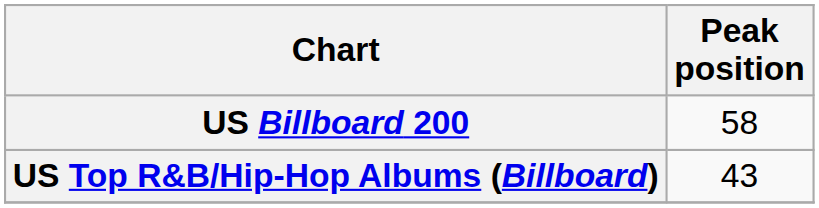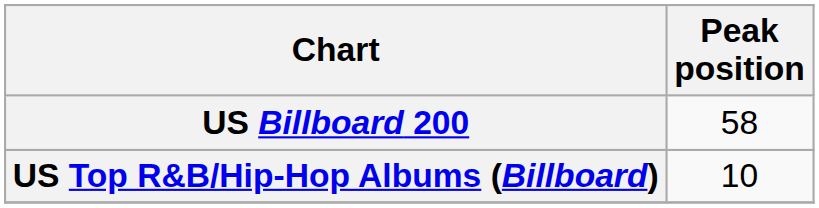(739, 175) 43 -> (739, 175) 10
